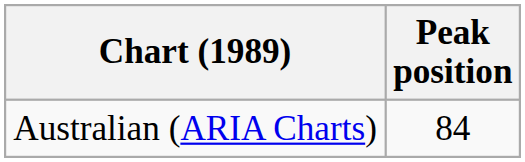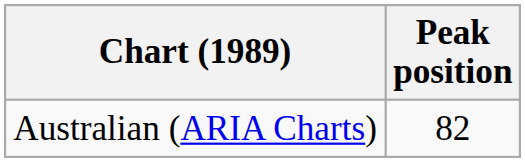(453, 127) 84 -> (453, 127) 82
